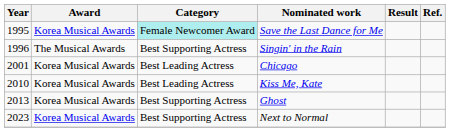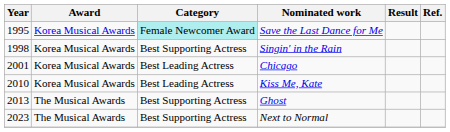(18, 48) 1996 -> (18, 48) 1998
(80, 48) The Musical Awards -> (84, 48) Korea Musical Awards
(84, 100) Korea Musical Awards -> (80, 100) The Musical Awards
(84, 118) Korea Musical Awards -> (80, 118) The Musical Awards
